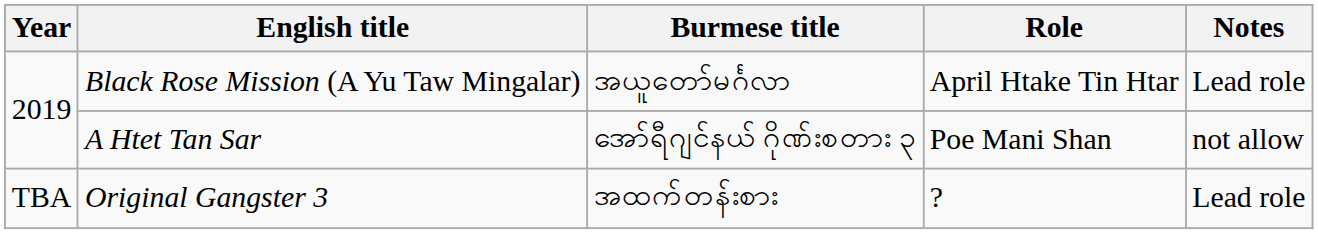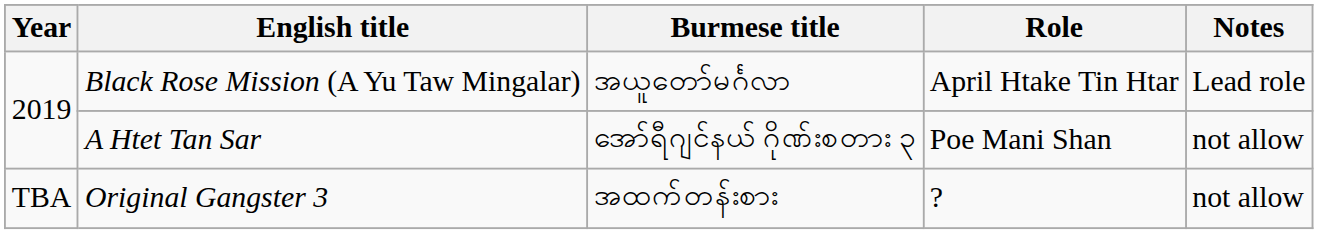(1249, 197) Lead role -> (1248, 197) not allow
